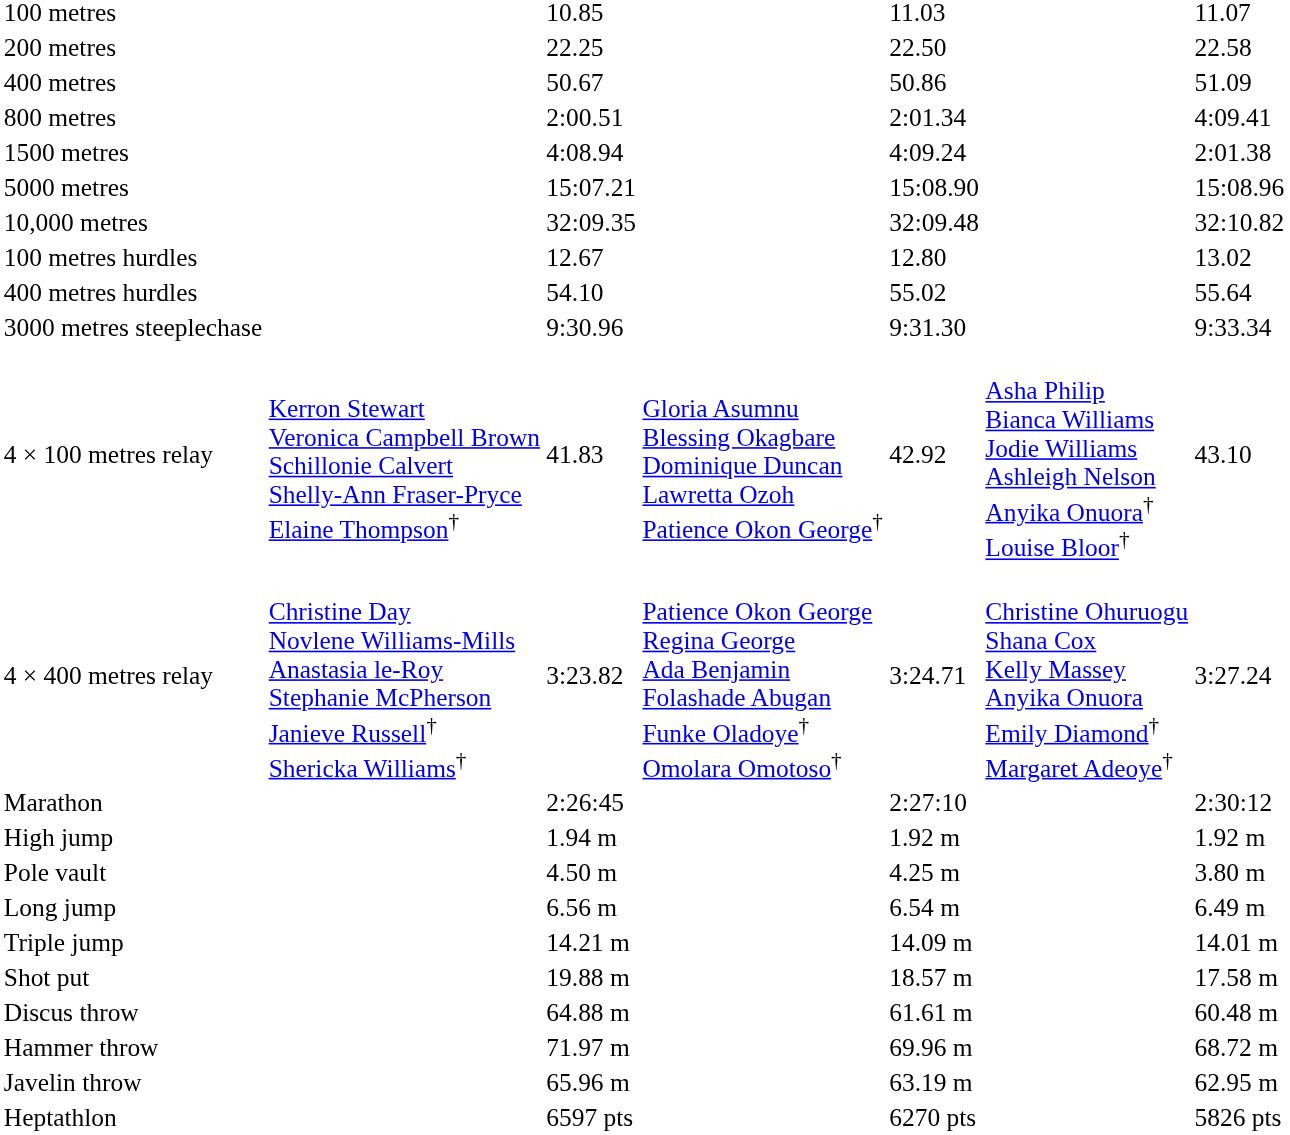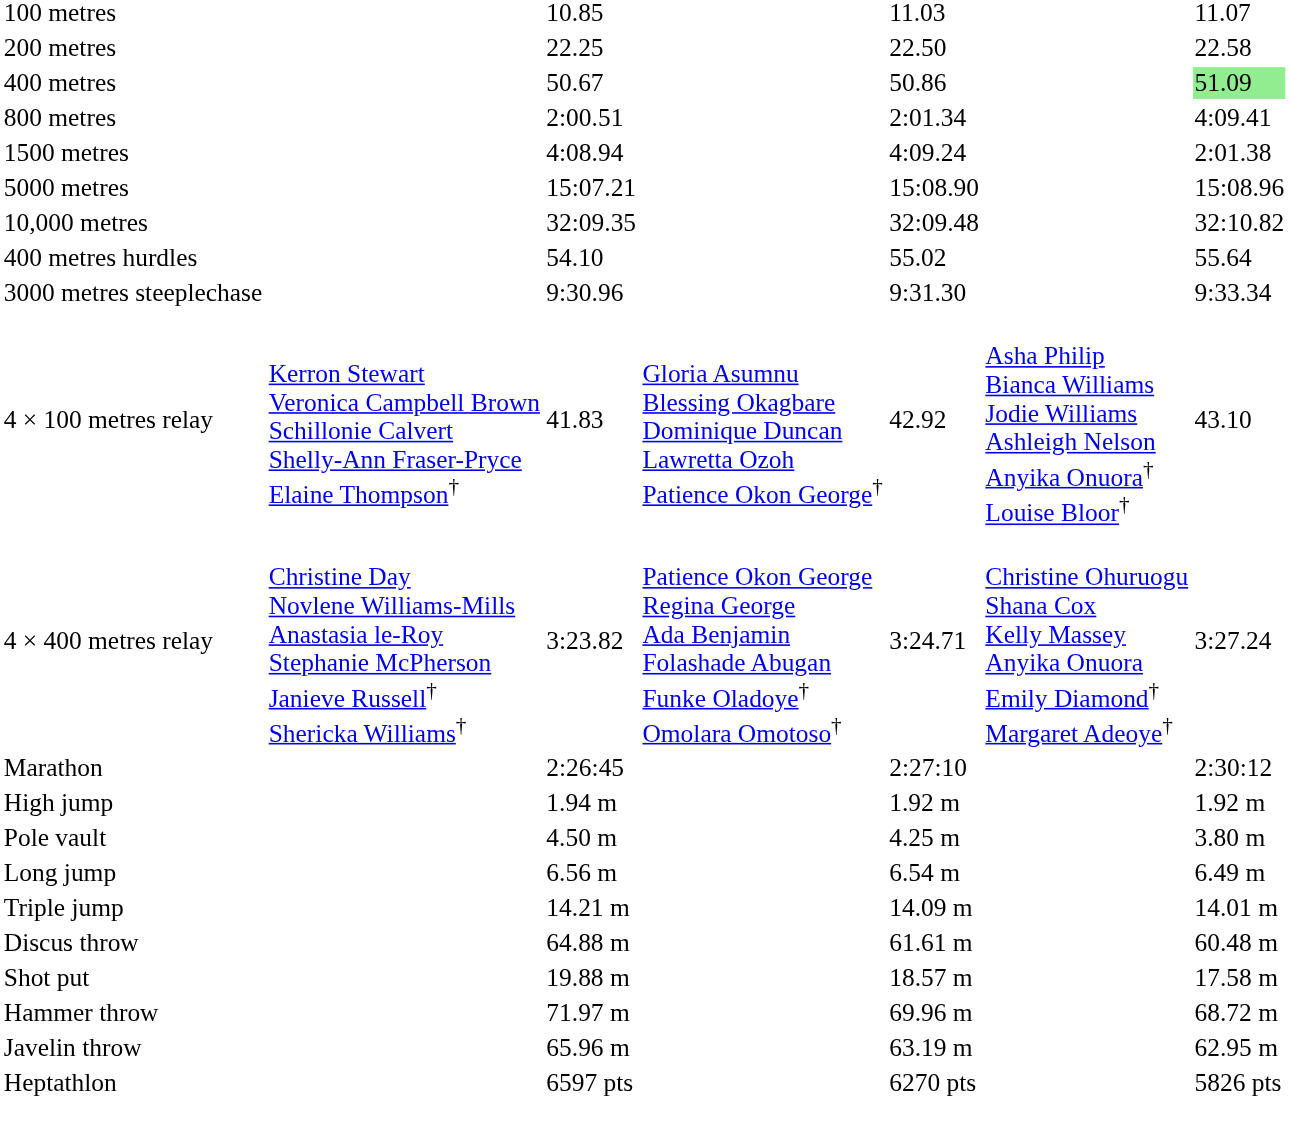(1223, 82) no background -> (1223, 82) lightgreen background
- row: (101, 257)
rows swapped: (47, 978) <-> (71, 1013)
